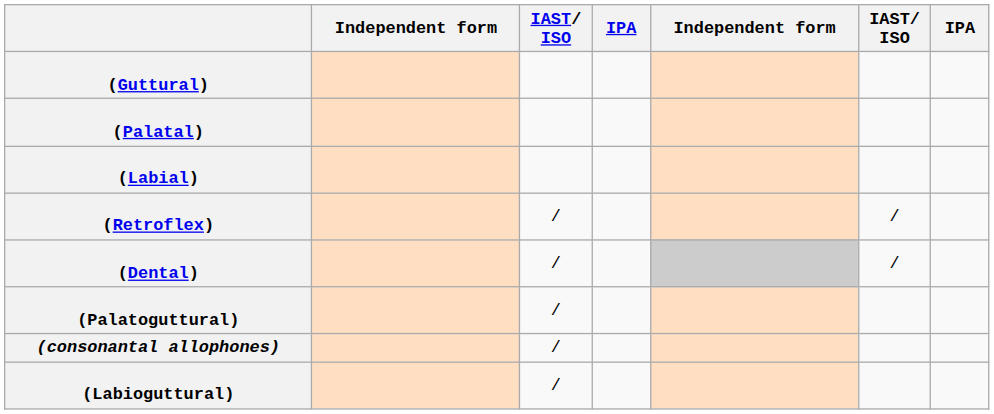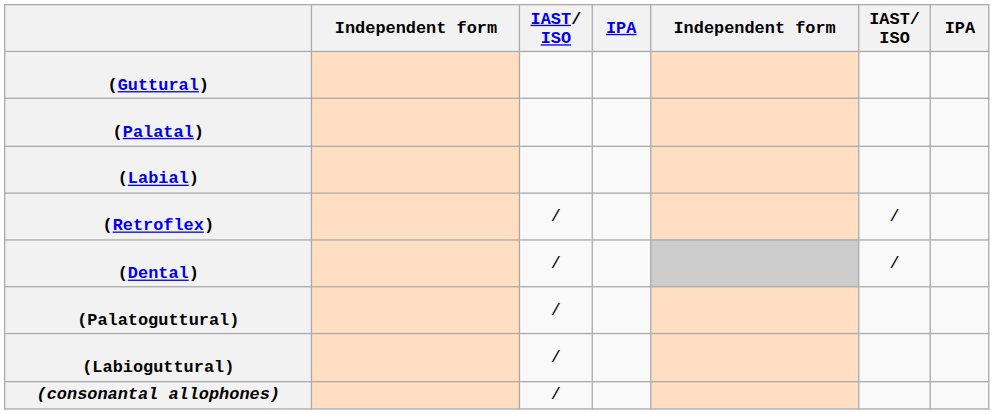rows swapped: (158, 395) <-> (158, 348)
